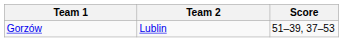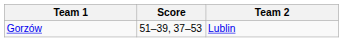columns swapped: (203, 12) <-> (304, 12)
